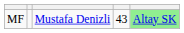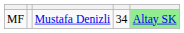(122, 19) 43 -> (122, 19) 34
